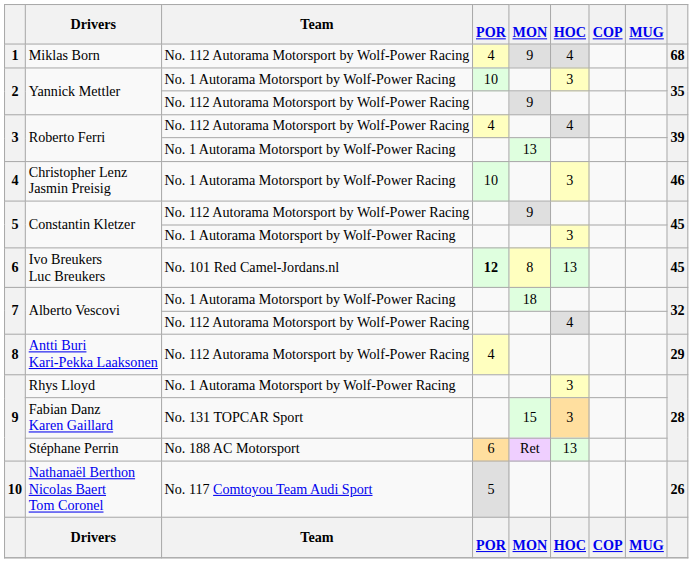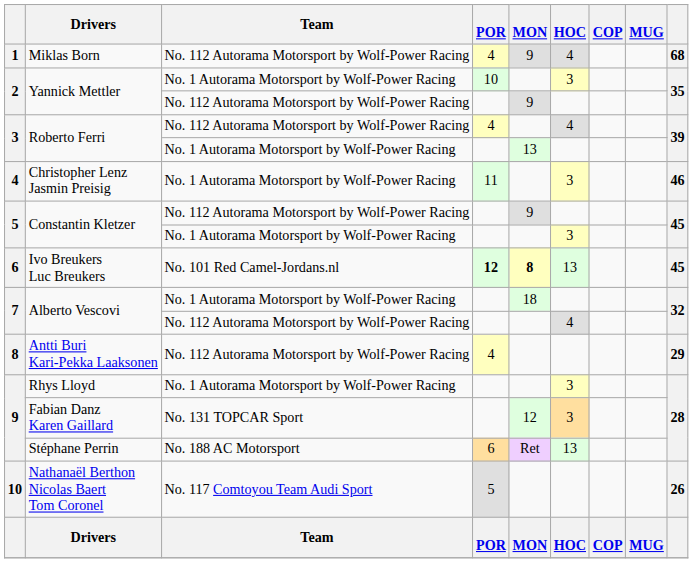(491, 180) 10 -> (491, 180) 11
(530, 267) normal -> (530, 267) bold
(530, 417) 15 -> (530, 417) 12
